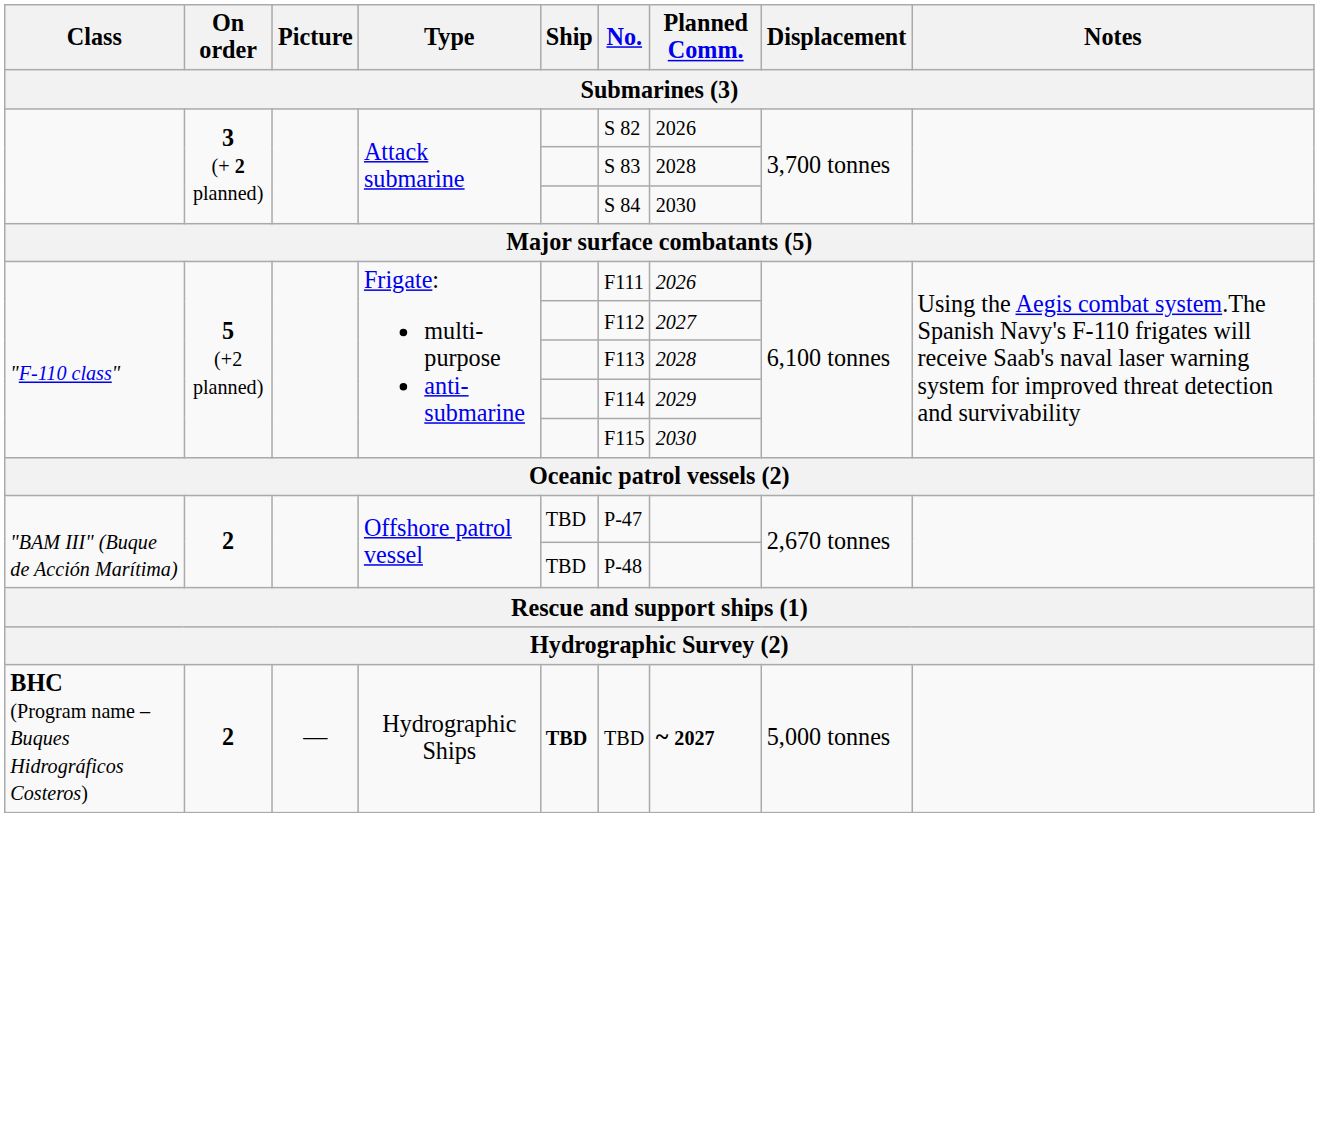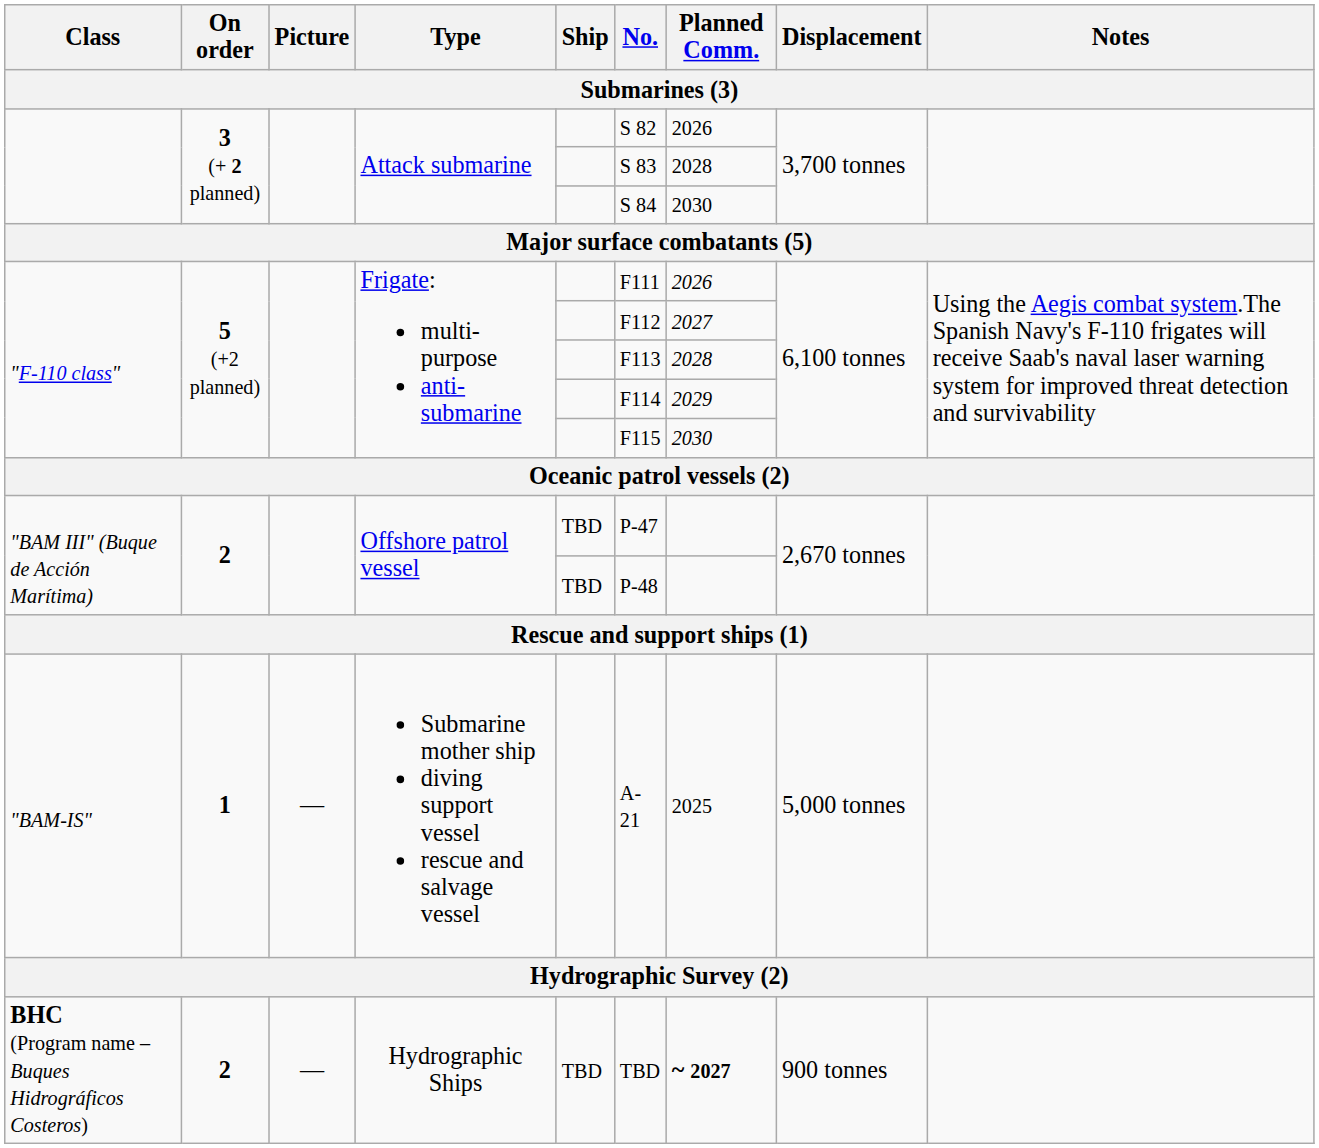+ row: (51, 820)
(566, 738) bold -> (582, 1070) normal
(829, 738) 5,000 tonnes -> (835, 1069) 900 tonnes
